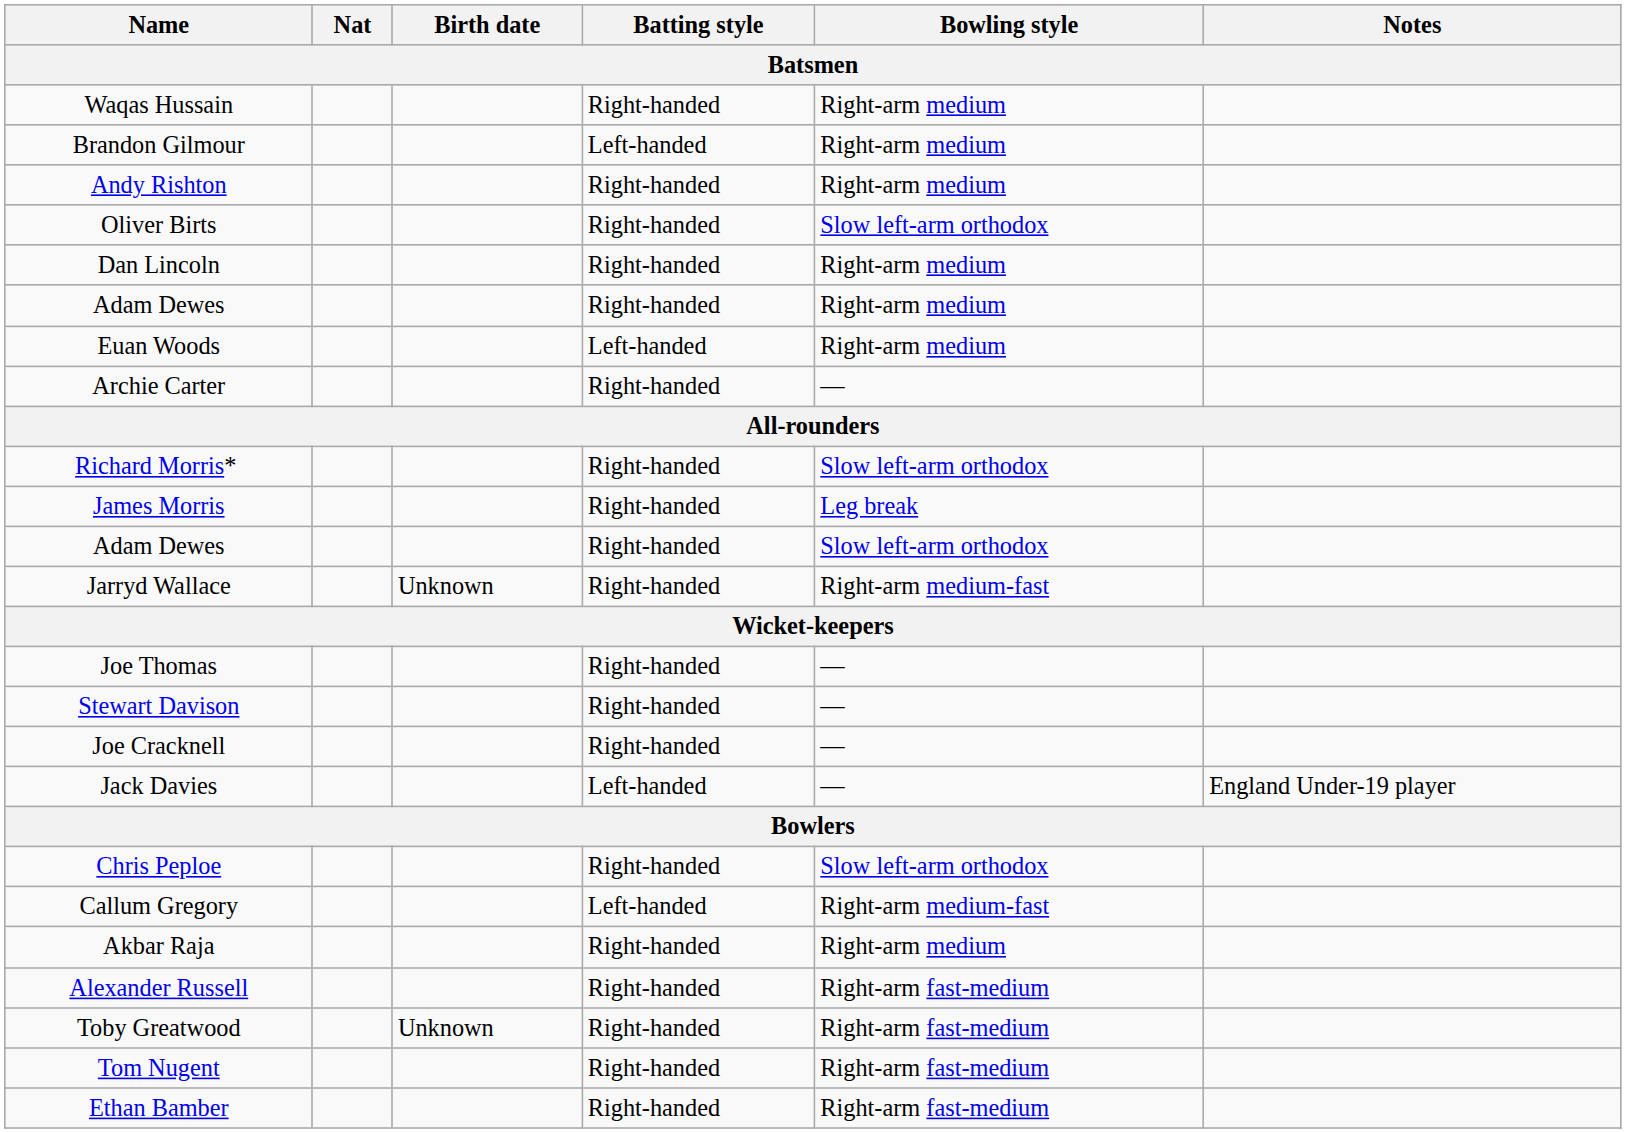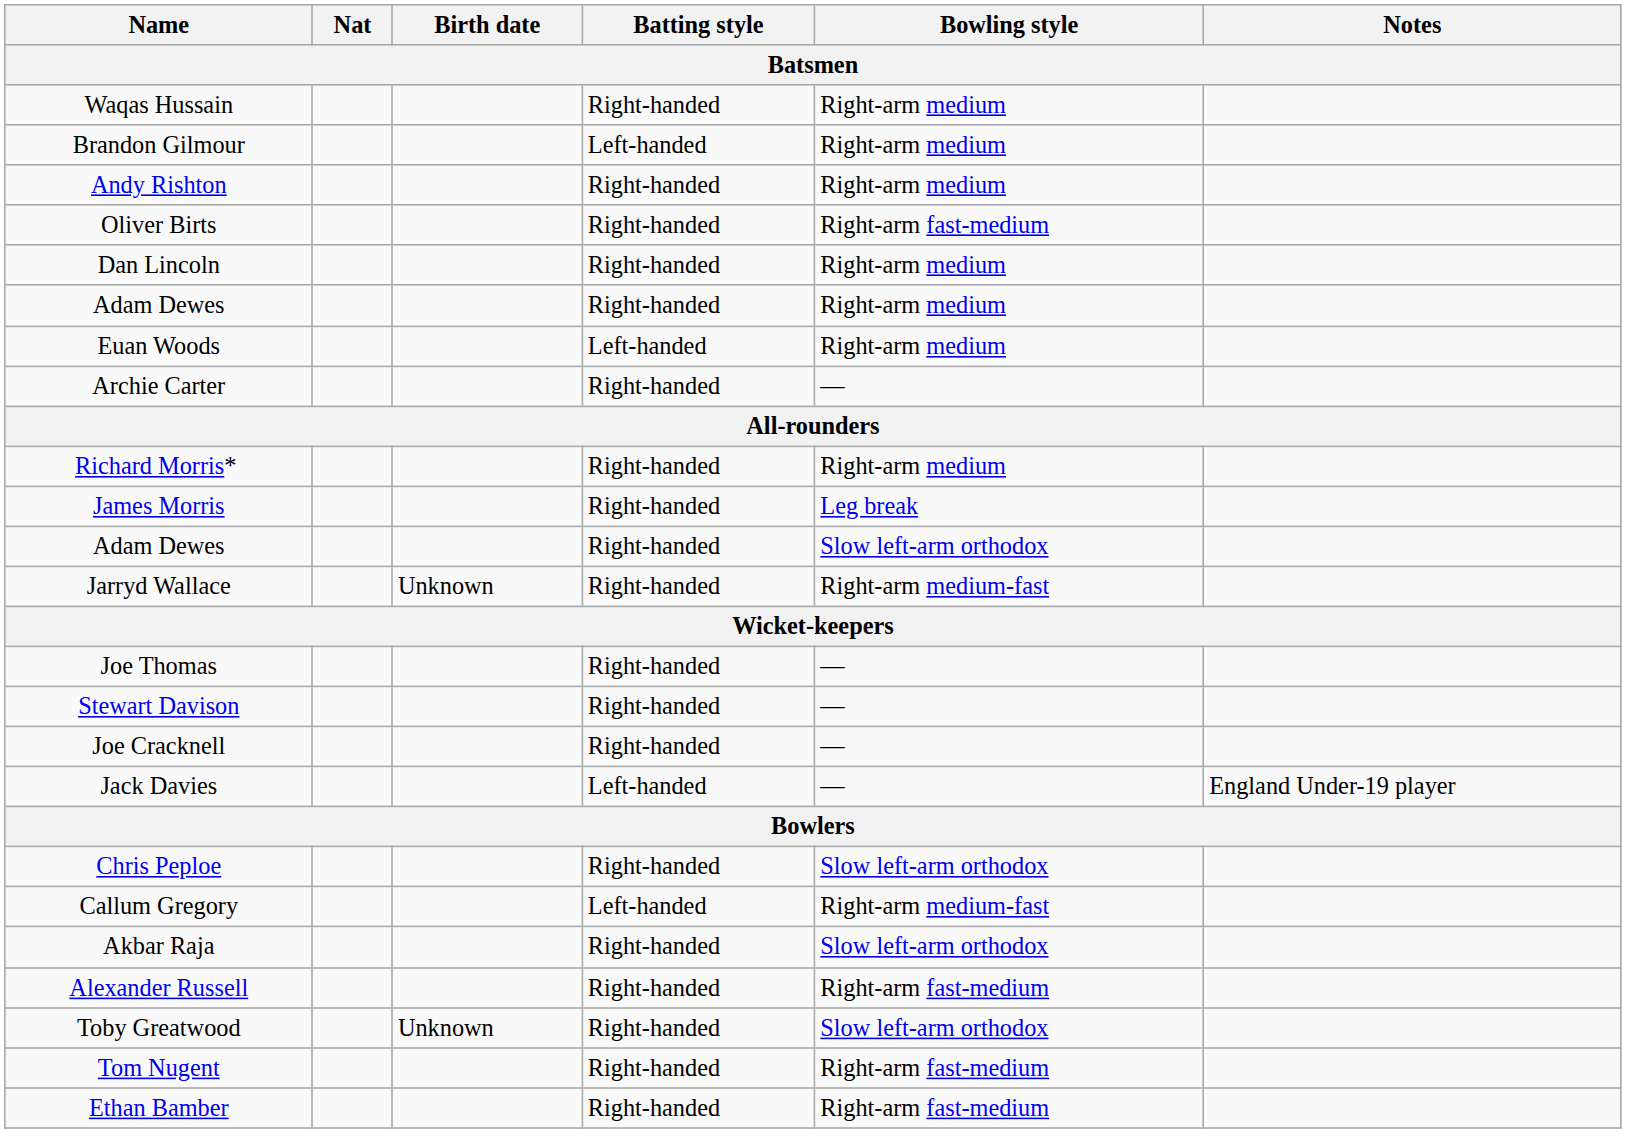(934, 225) Slow left-arm orthodox -> (935, 225) Right-arm fast-medium
(934, 465) Slow left-arm orthodox -> (913, 465) Right-arm medium
(913, 947) Right-arm medium -> (934, 947) Slow left-arm orthodox
(935, 1027) Right-arm fast-medium -> (934, 1027) Slow left-arm orthodox
